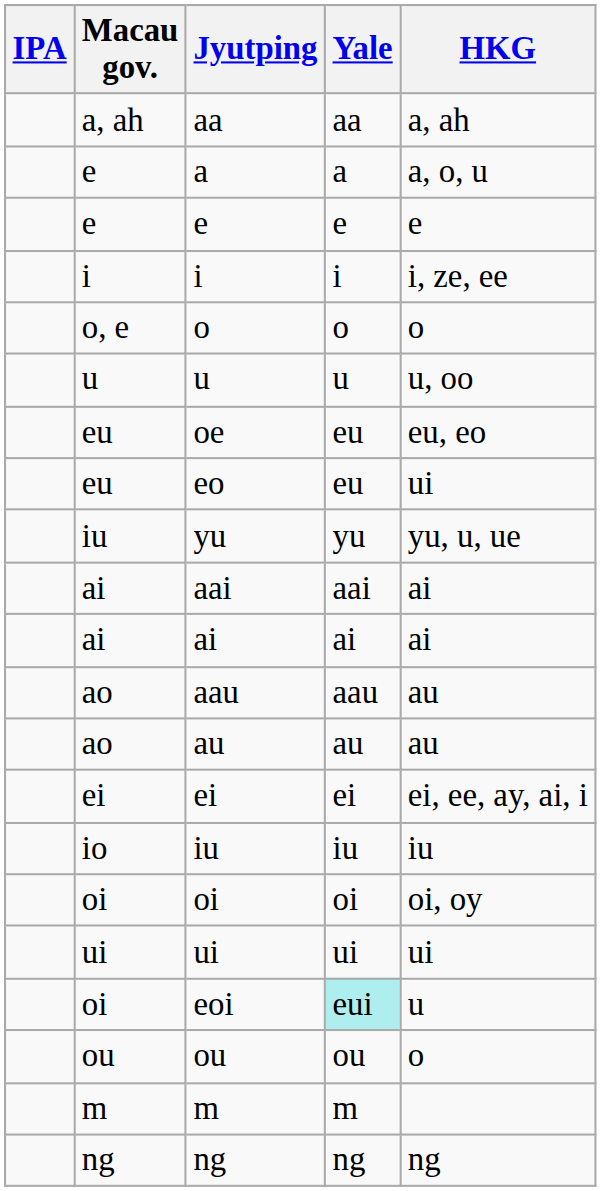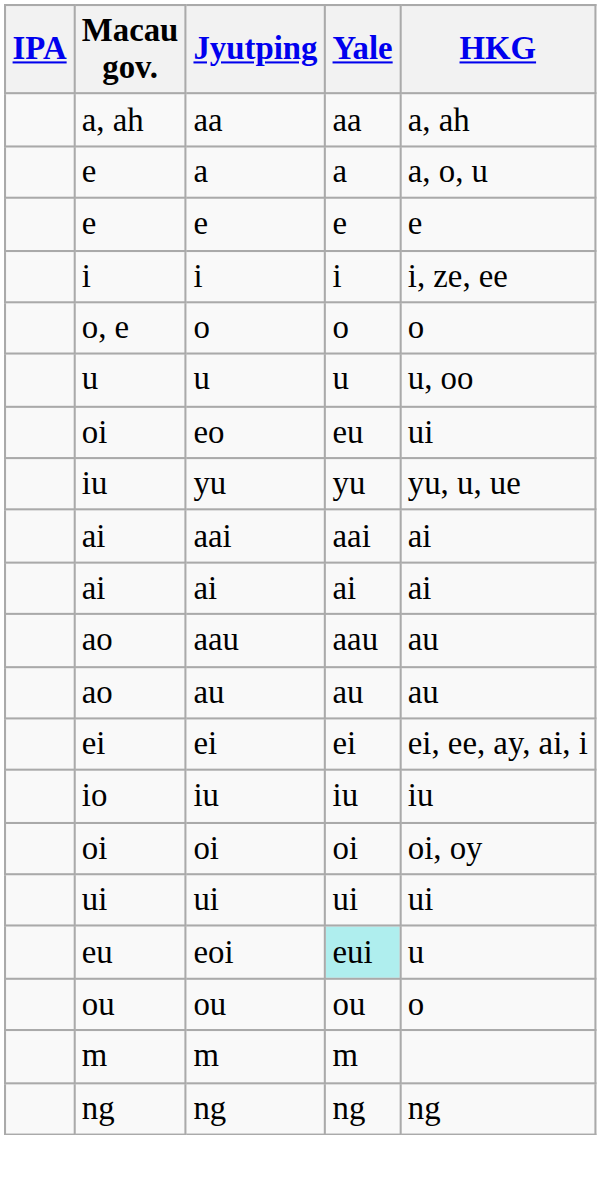- row: (209, 431)
(97, 483) eu -> (95, 431) oi
(95, 1003) oi -> (97, 951) eu
